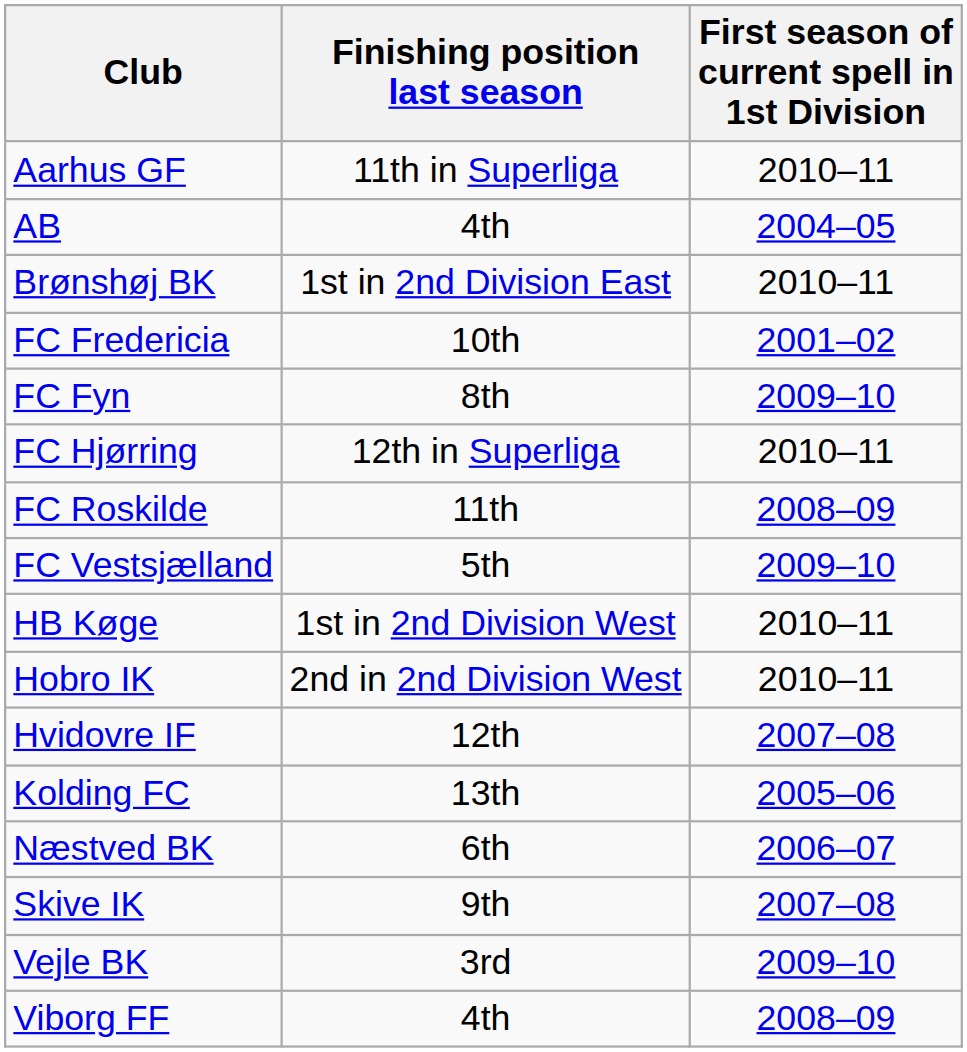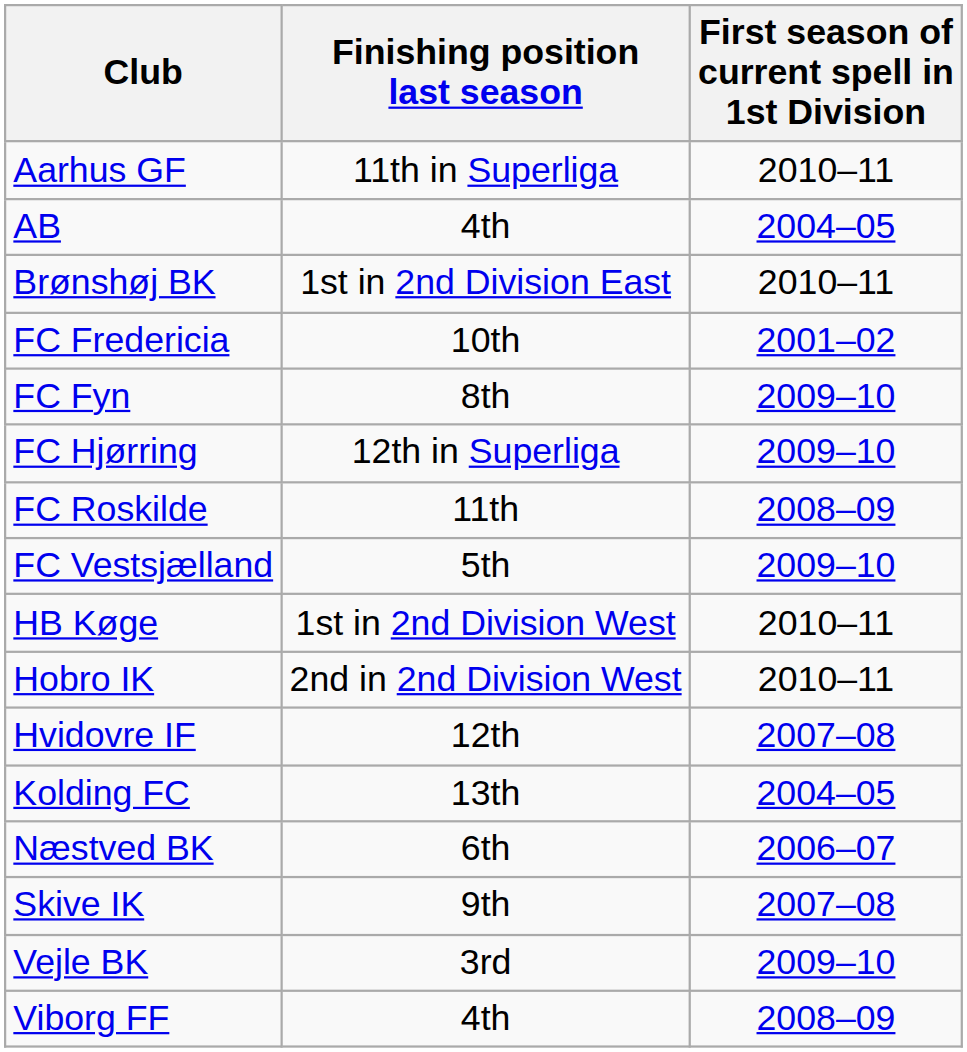(826, 452) 2010–11 -> (826, 452) 2009–10
(826, 792) 2005–06 -> (826, 792) 2004–05
